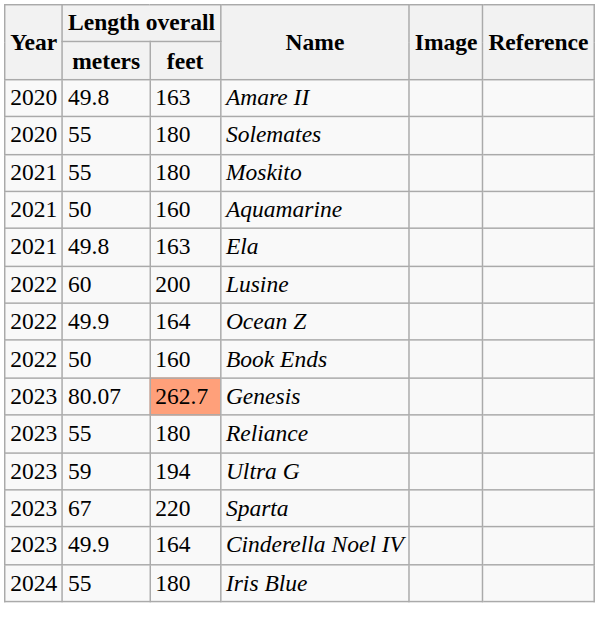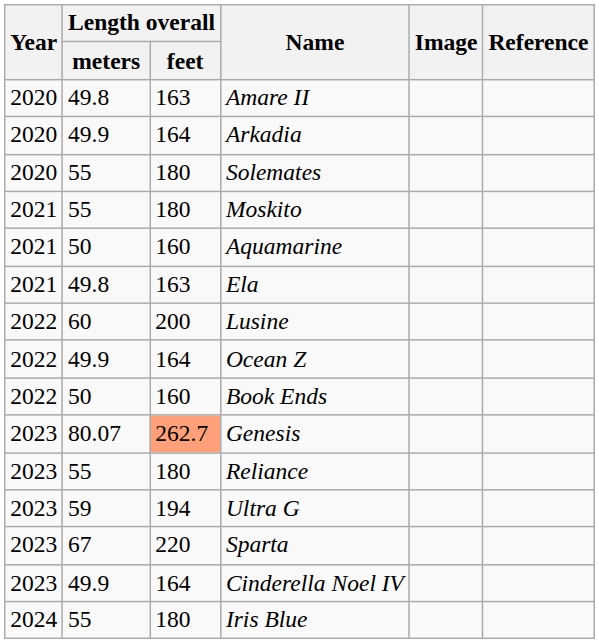+ row: (264, 135)
